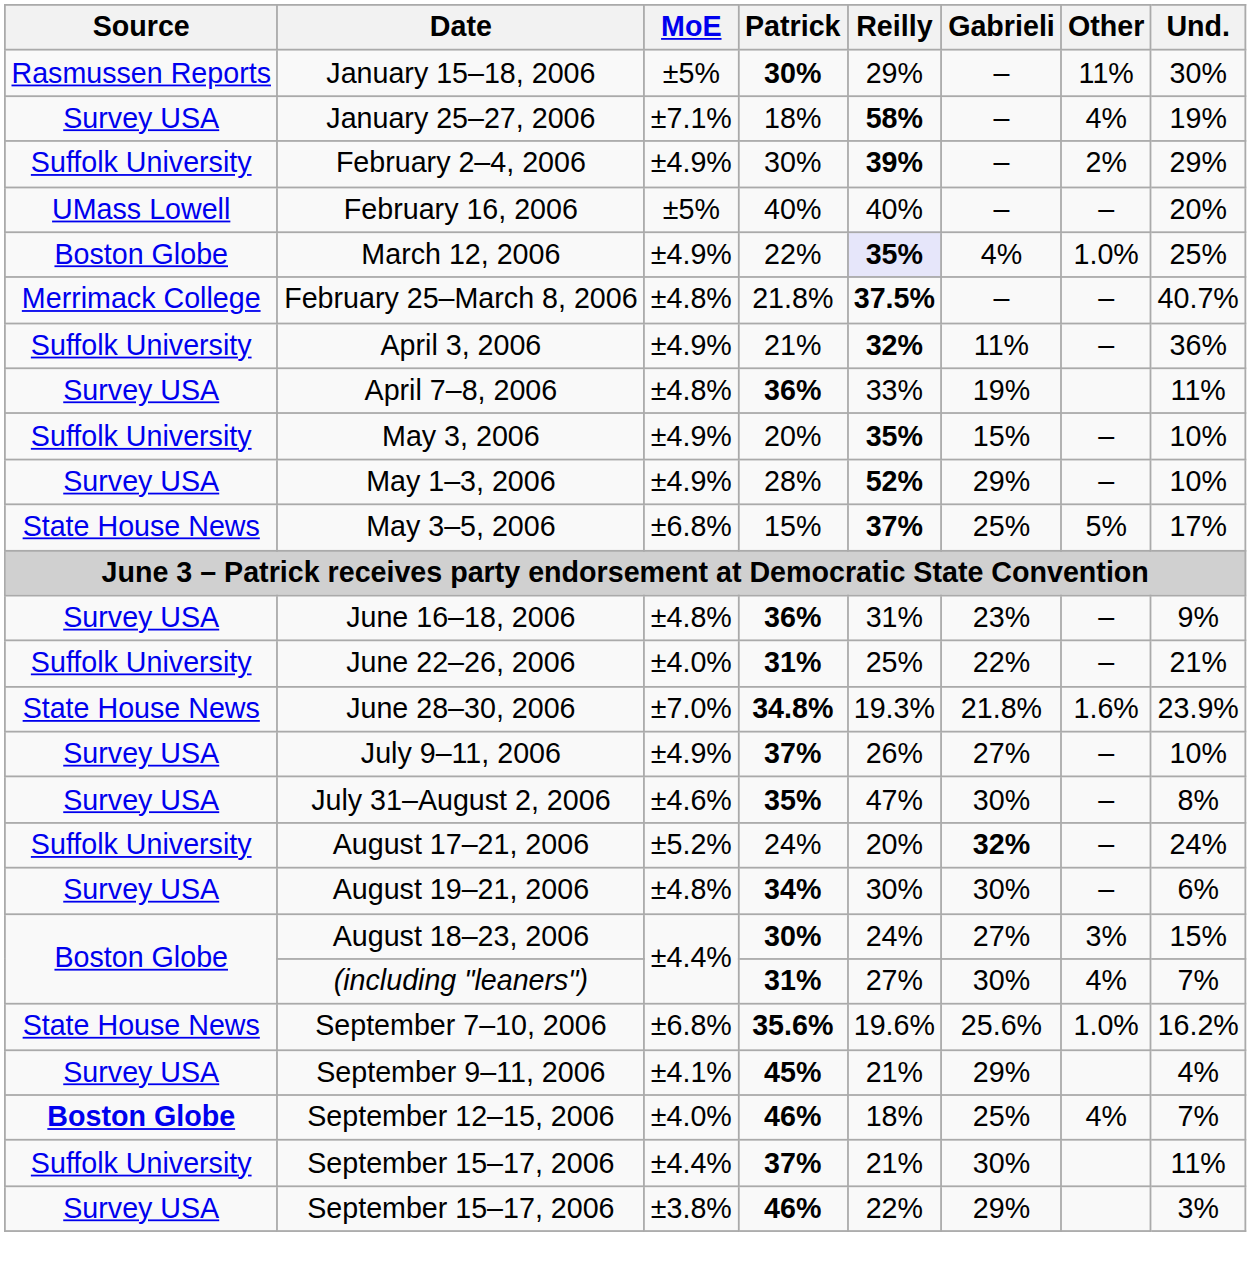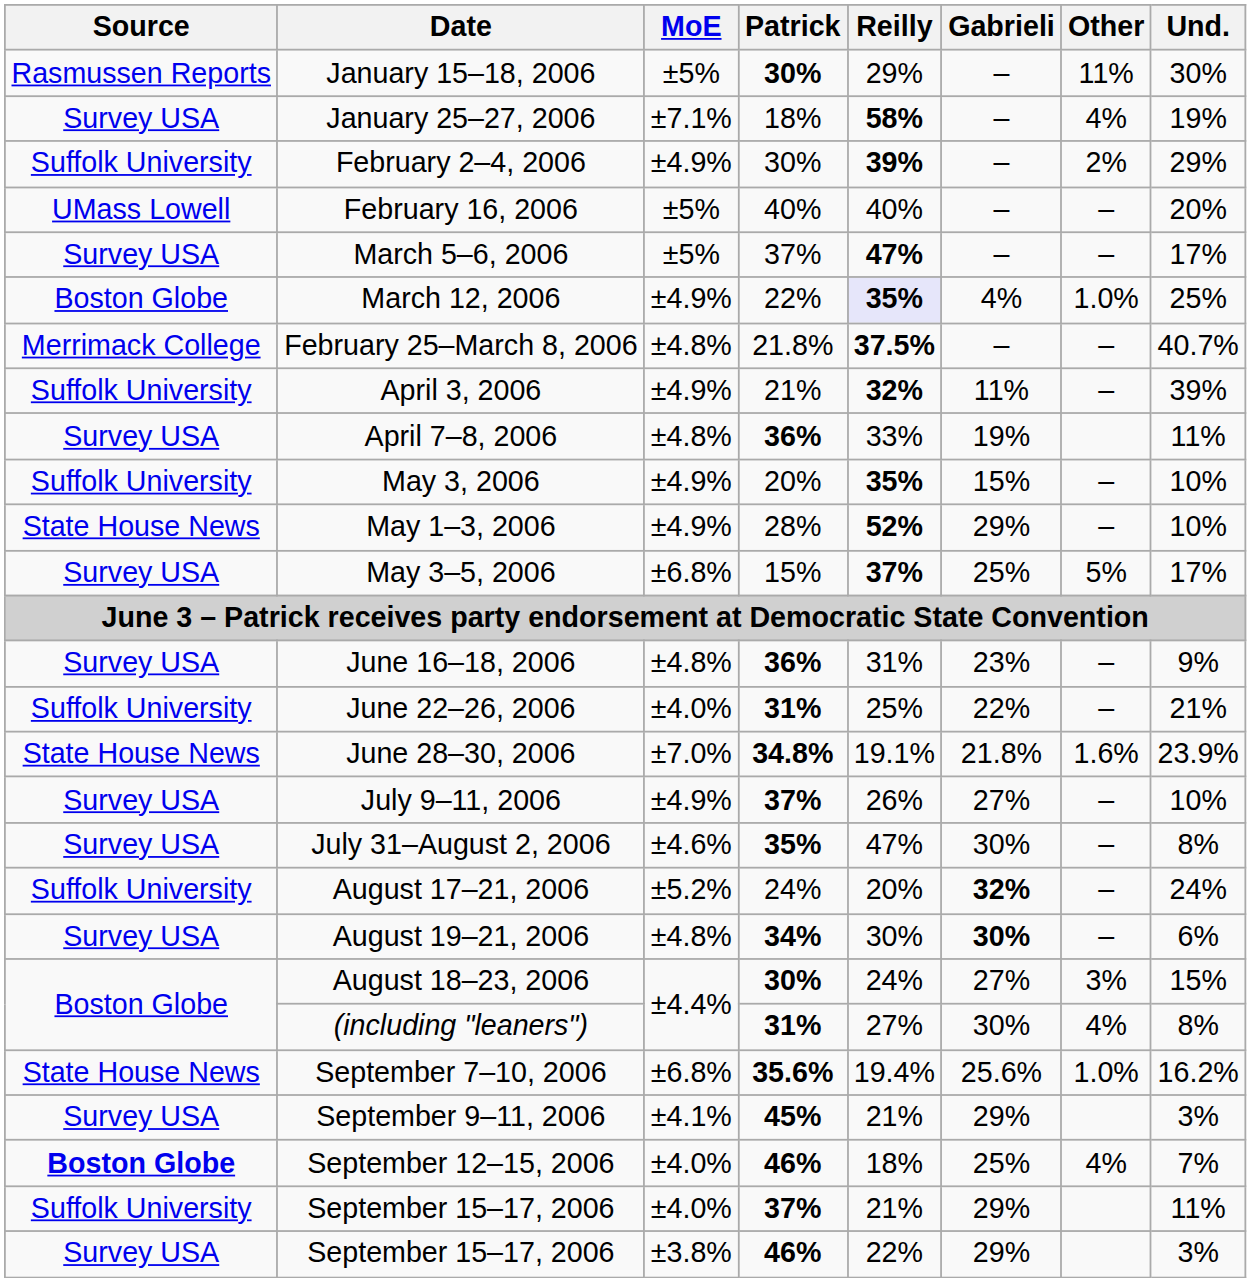+ row: (461, 254)
(1198, 345) 36% -> (1198, 390) 39%
(141, 481) Survey USA -> (141, 526) State House News
(141, 526) State House News -> (141, 572) Survey USA
(894, 708) 19.3% -> (894, 753) 19.1%
(1001, 890) normal -> (1001, 935) bold
(1198, 981) 7% -> (1198, 1026) 8%
(894, 1026) 19.6% -> (894, 1071) 19.4%
(1198, 1071) 4% -> (1198, 1117) 3%
(691, 1162) ±4.4% -> (691, 1208) ±4.0%
(1001, 1162) 30% -> (1001, 1208) 29%
